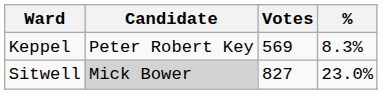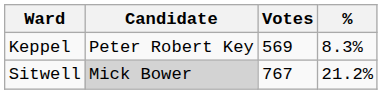(277, 75) 827 -> (277, 75) 767
(347, 75) 23.0% -> (347, 75) 21.2%
